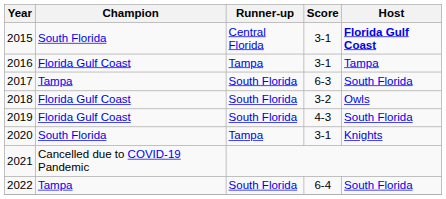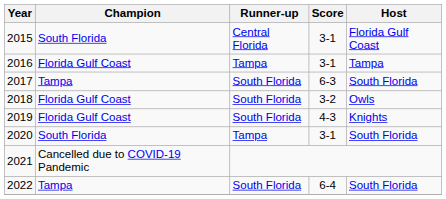(376, 38) bold -> (379, 38) normal
(378, 117) South Florida -> (368, 117) Knights
(363, 136) Knights -> (383, 136) South Florida
